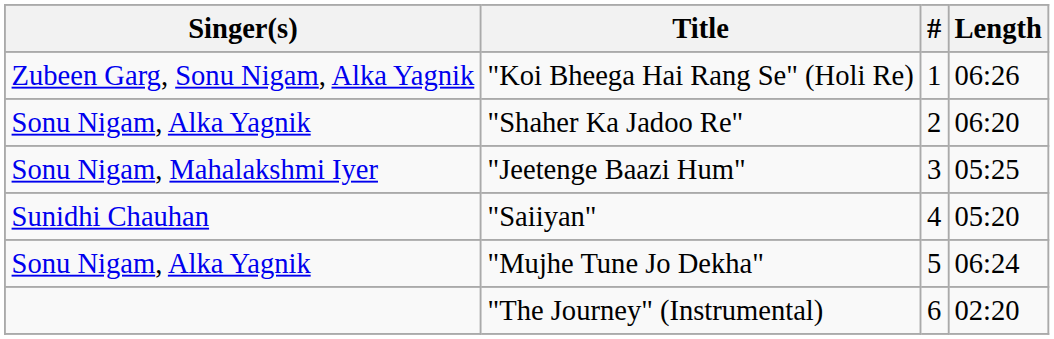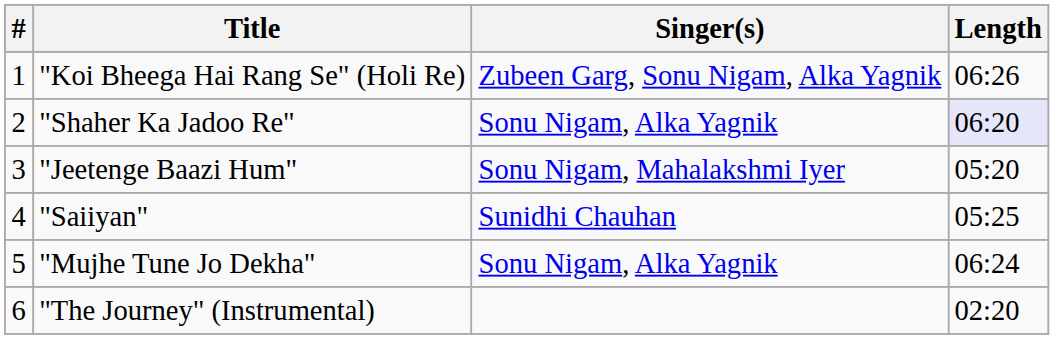columns swapped: (934, 28) <-> (243, 28)
(987, 122) no background -> (987, 122) lavender background
(987, 169) 05:25 -> (987, 169) 05:20
(987, 216) 05:20 -> (987, 216) 05:25
